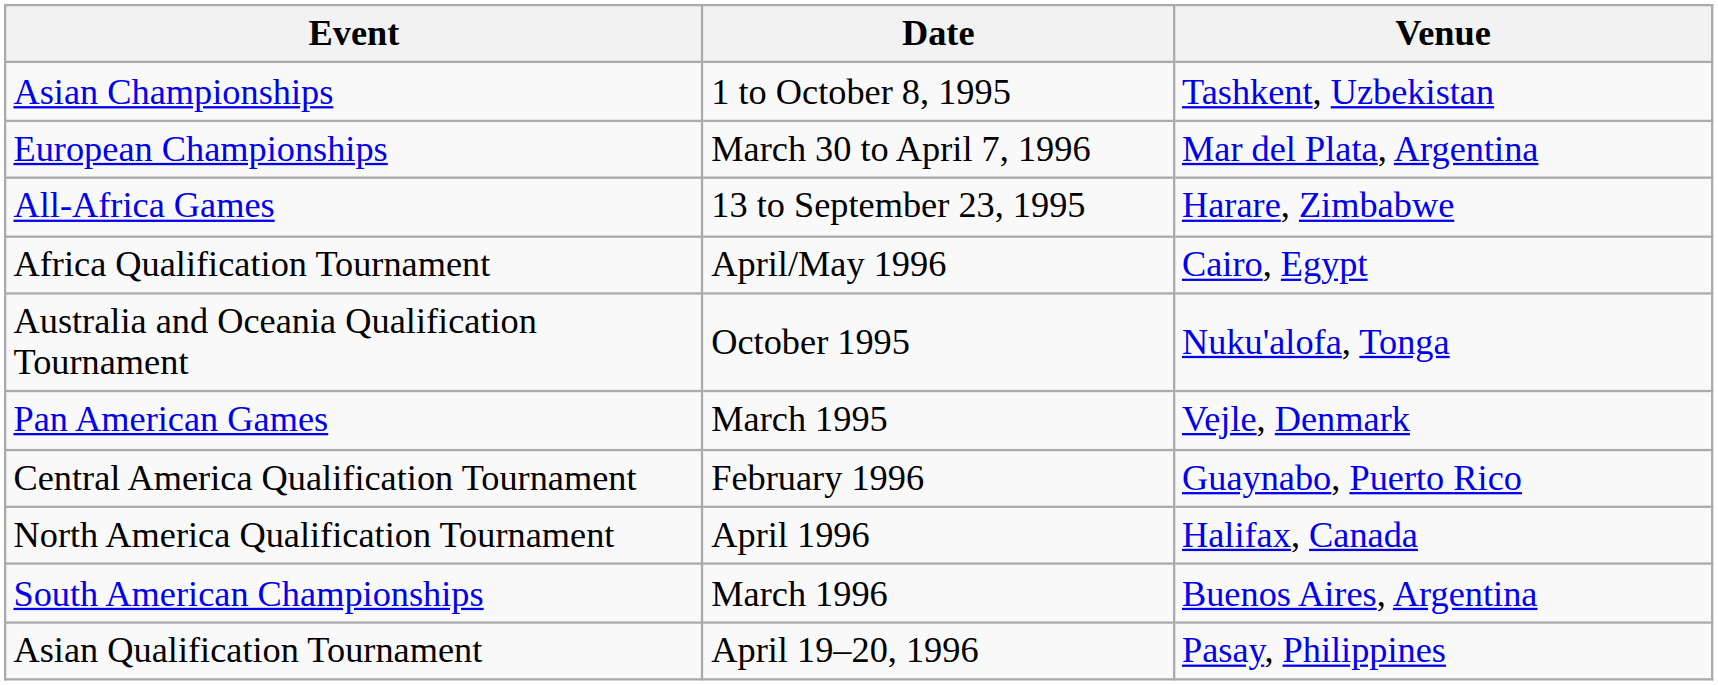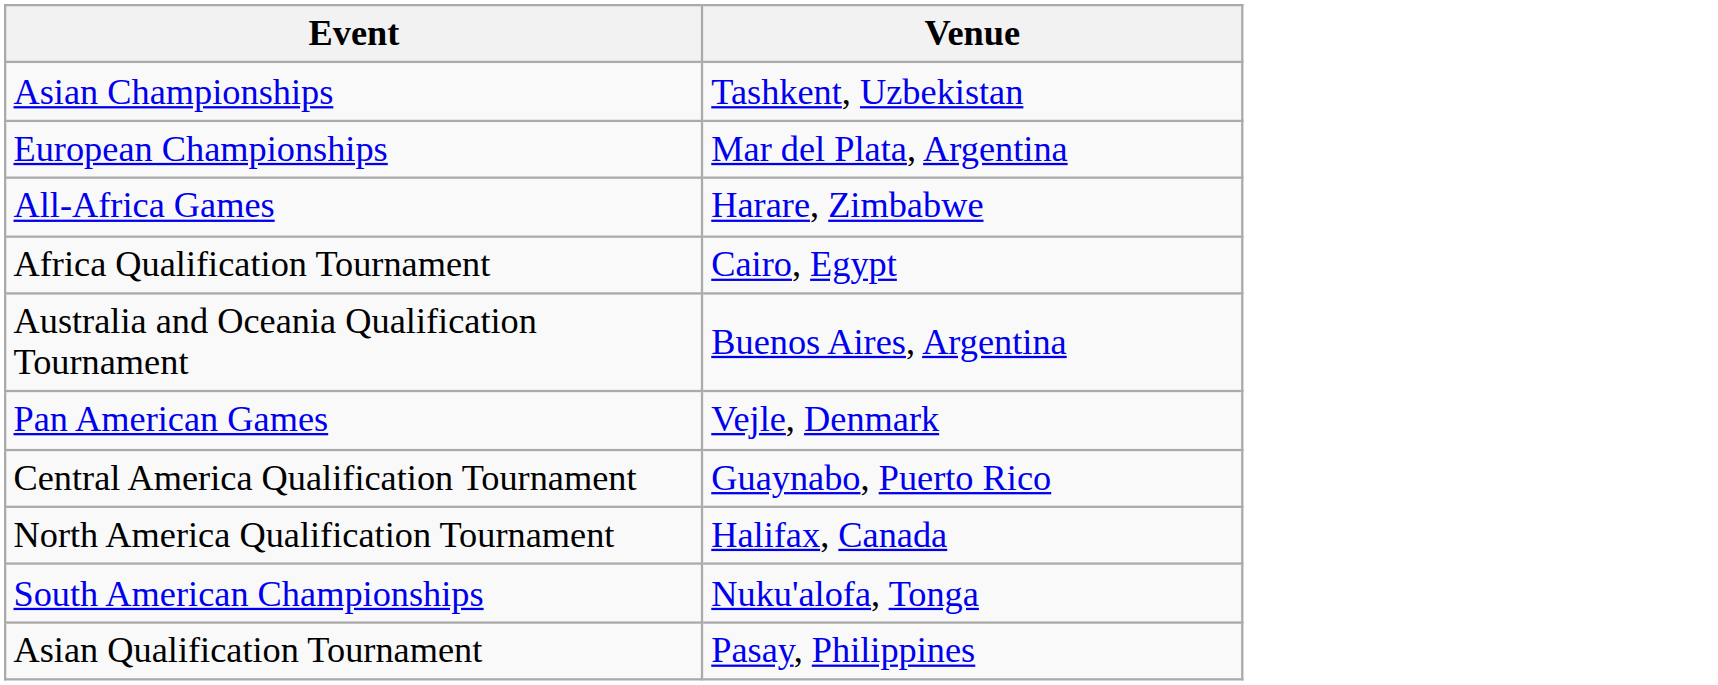- column: (938, 33)
(1316, 341) Nuku'alofa, Tonga -> (889, 341) Buenos Aires, Argentina
(1360, 592) Buenos Aires, Argentina -> (845, 592) Nuku'alofa, Tonga
